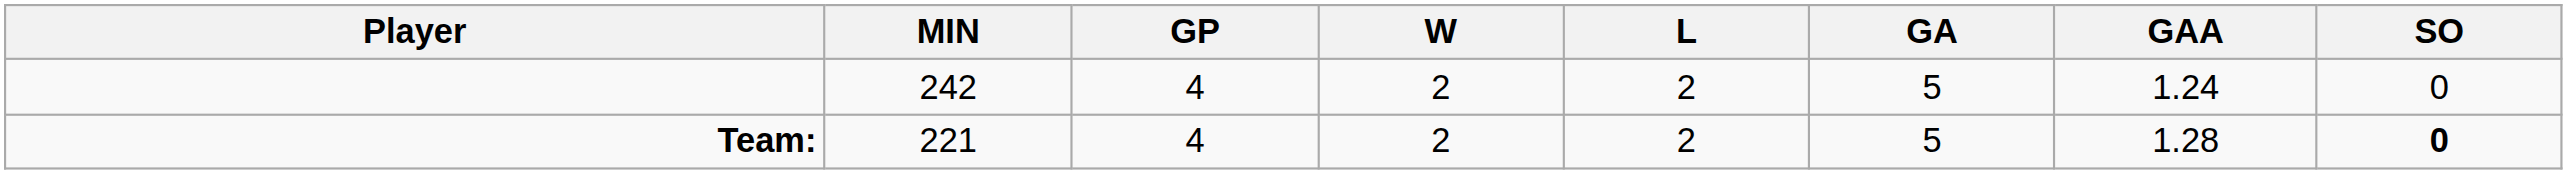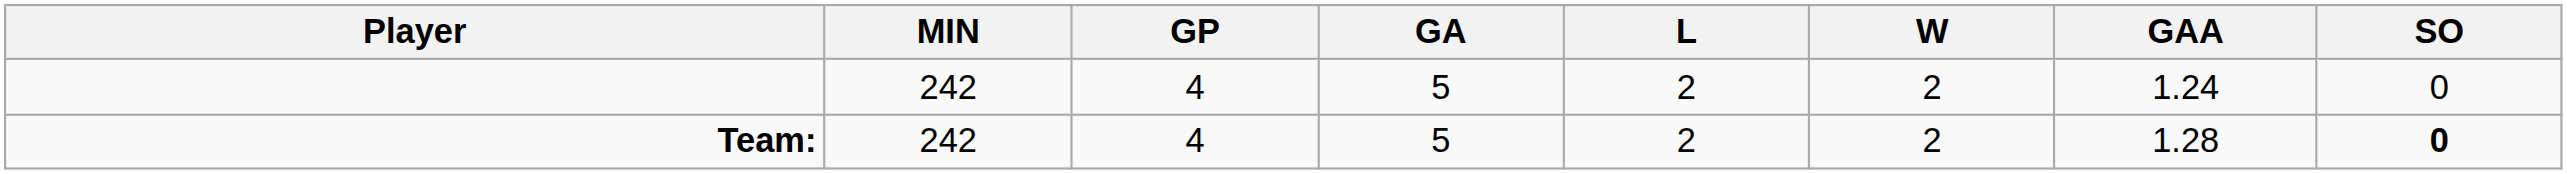columns swapped: (1441, 31) <-> (1932, 31)
(948, 140) 221 -> (948, 140) 242
